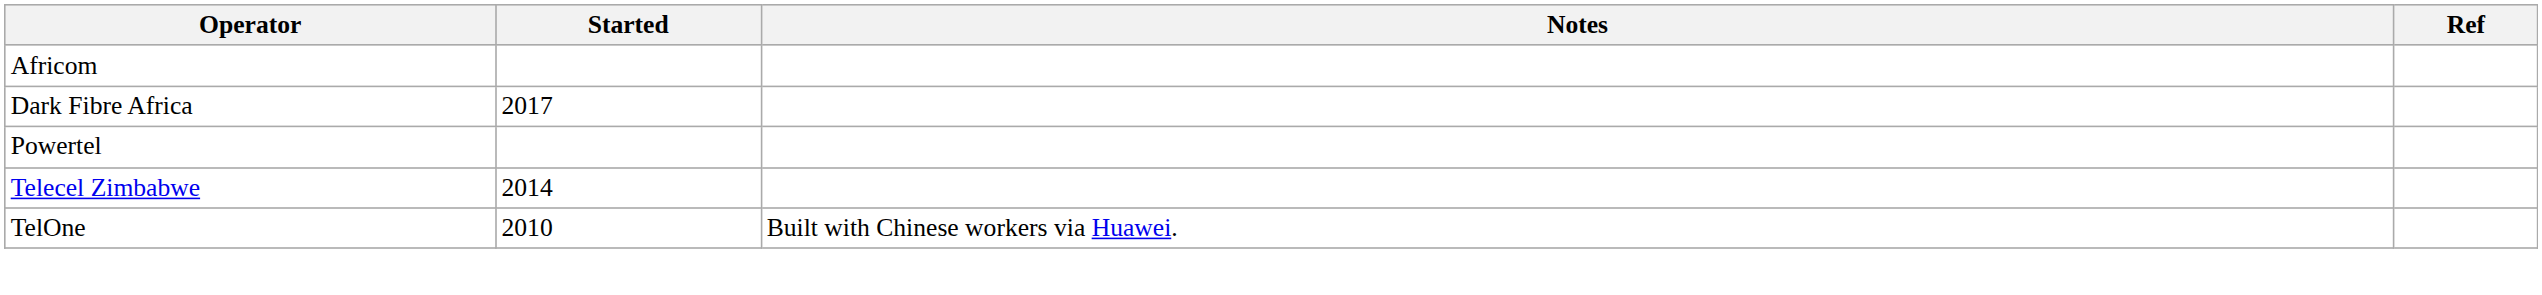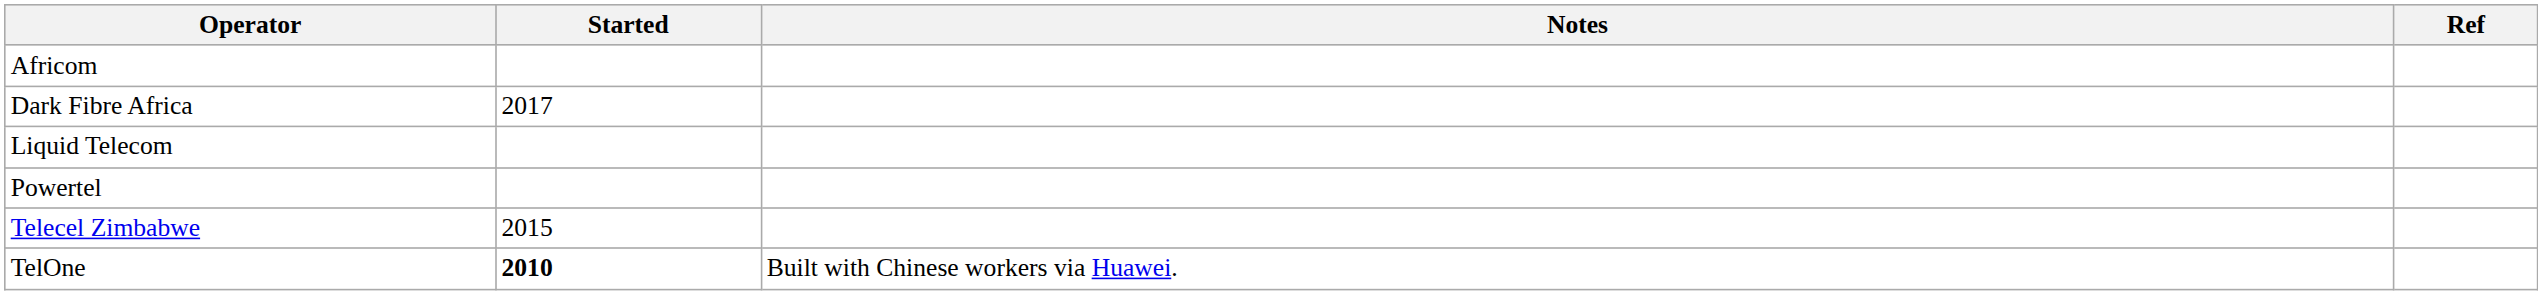+ row: (92, 146)
(527, 187) 2014 -> (527, 227) 2015
(527, 227) normal -> (527, 268) bold
